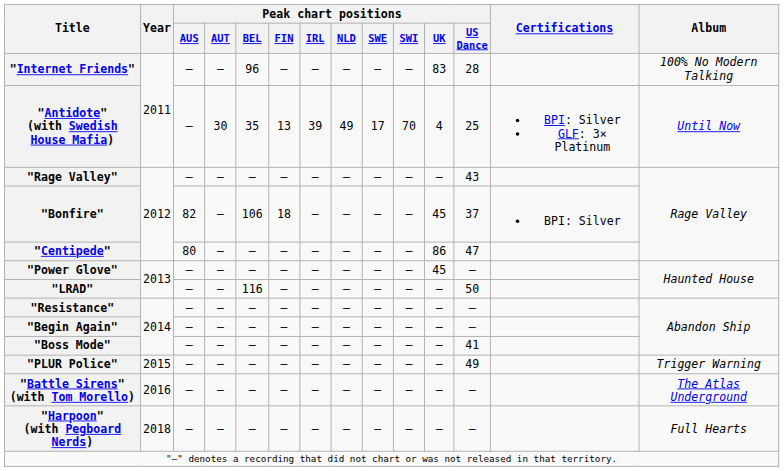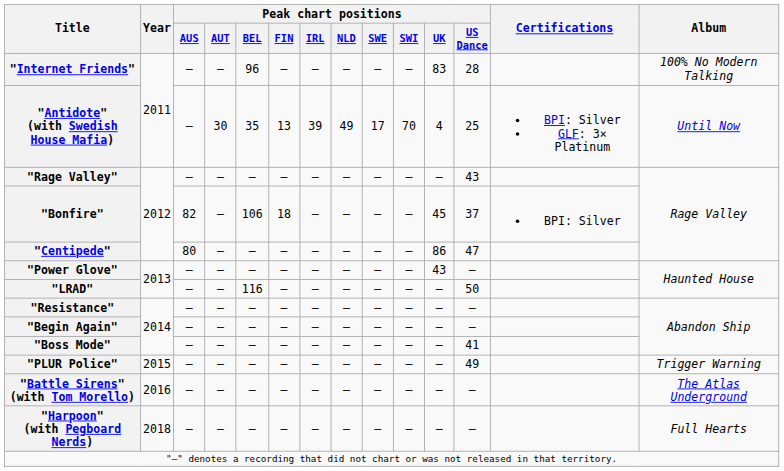(439, 270) 45 -> (439, 270) 43
